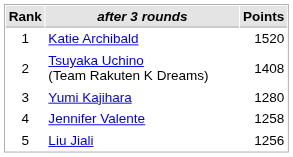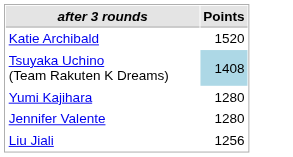- column: (25, 16)
(269, 68) no background -> (230, 68) lightblue background
(269, 119) 1258 -> (230, 119) 1280
